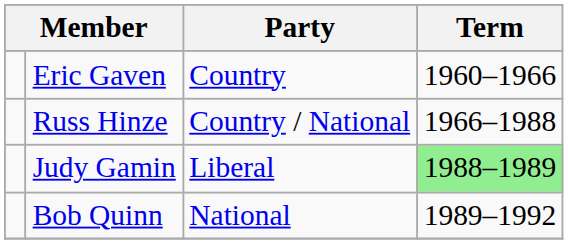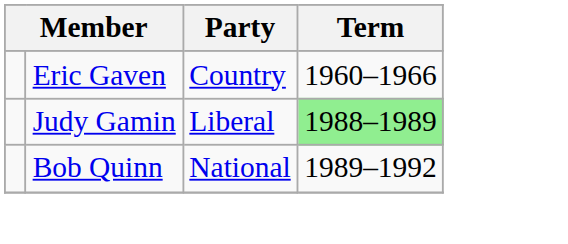- row: (100, 121)
